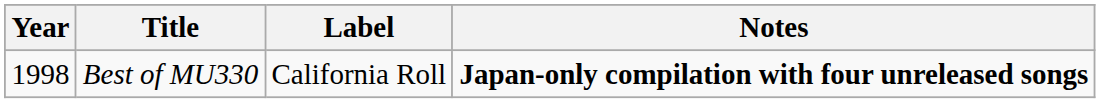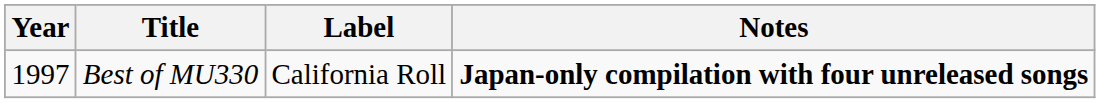(41, 73) 1998 -> (41, 73) 1997
